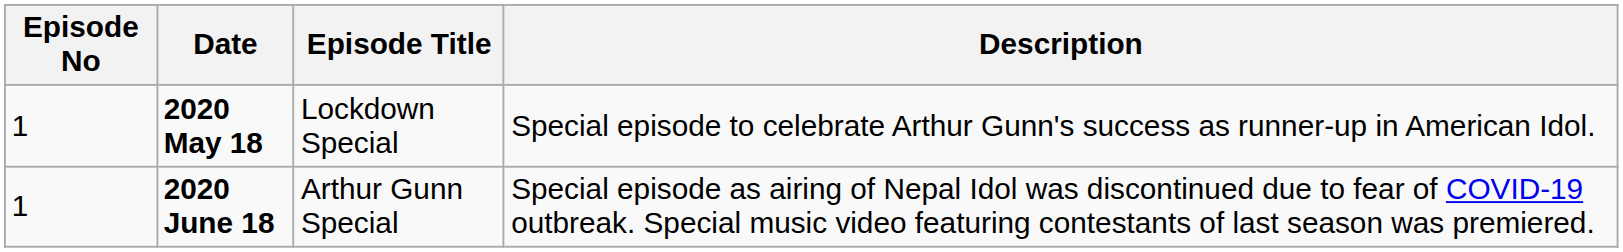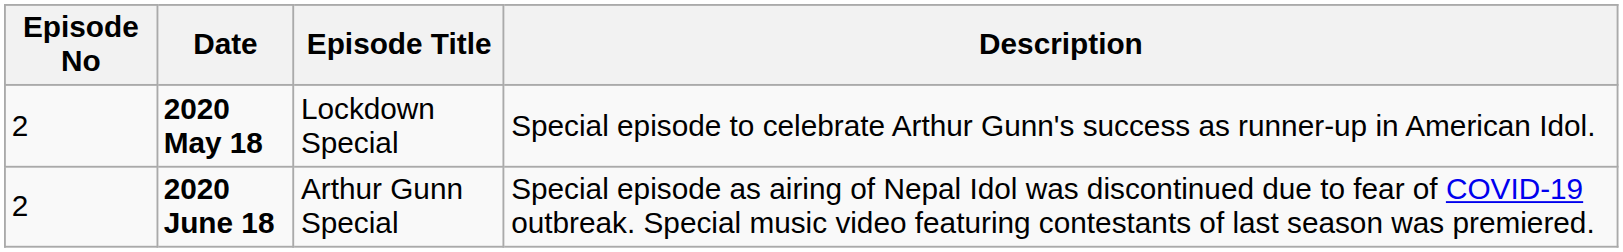(20, 125) 1 -> (20, 125) 2
(20, 206) 1 -> (20, 206) 2
